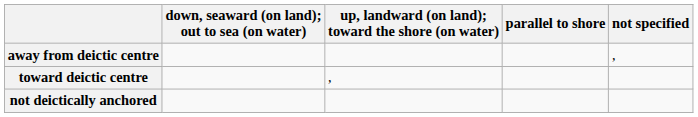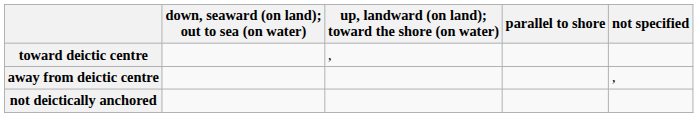rows swapped: (83, 54) <-> (83, 77)
